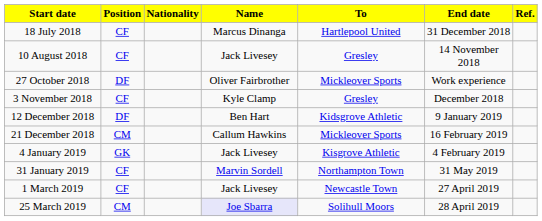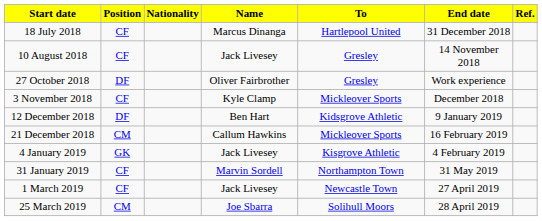(361, 80) Mickleover Sports -> (361, 80) Gresley
(361, 99) Gresley -> (361, 99) Mickleover Sports
(249, 207) lavender background -> (249, 207) no background
